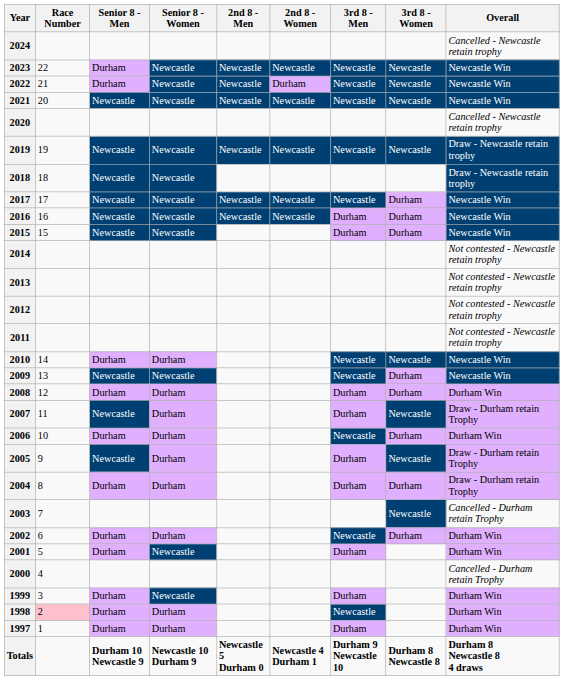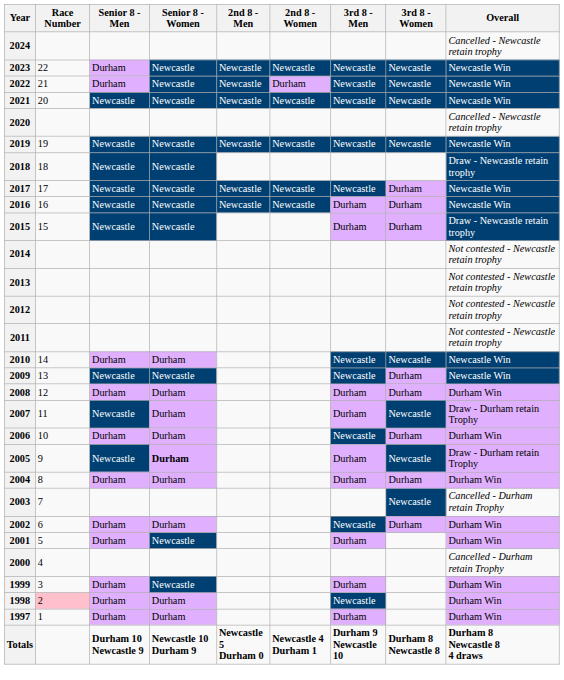(498, 150) Draw - Newcastle retain trophy -> (480, 144) Newcastle Win
(480, 232) Newcastle Win -> (498, 226) Draw - Newcastle retain trophy
(169, 458) normal -> (170, 458) bold
(494, 486) Draw - Durham retain Trophy -> (475, 480) Durham Win
